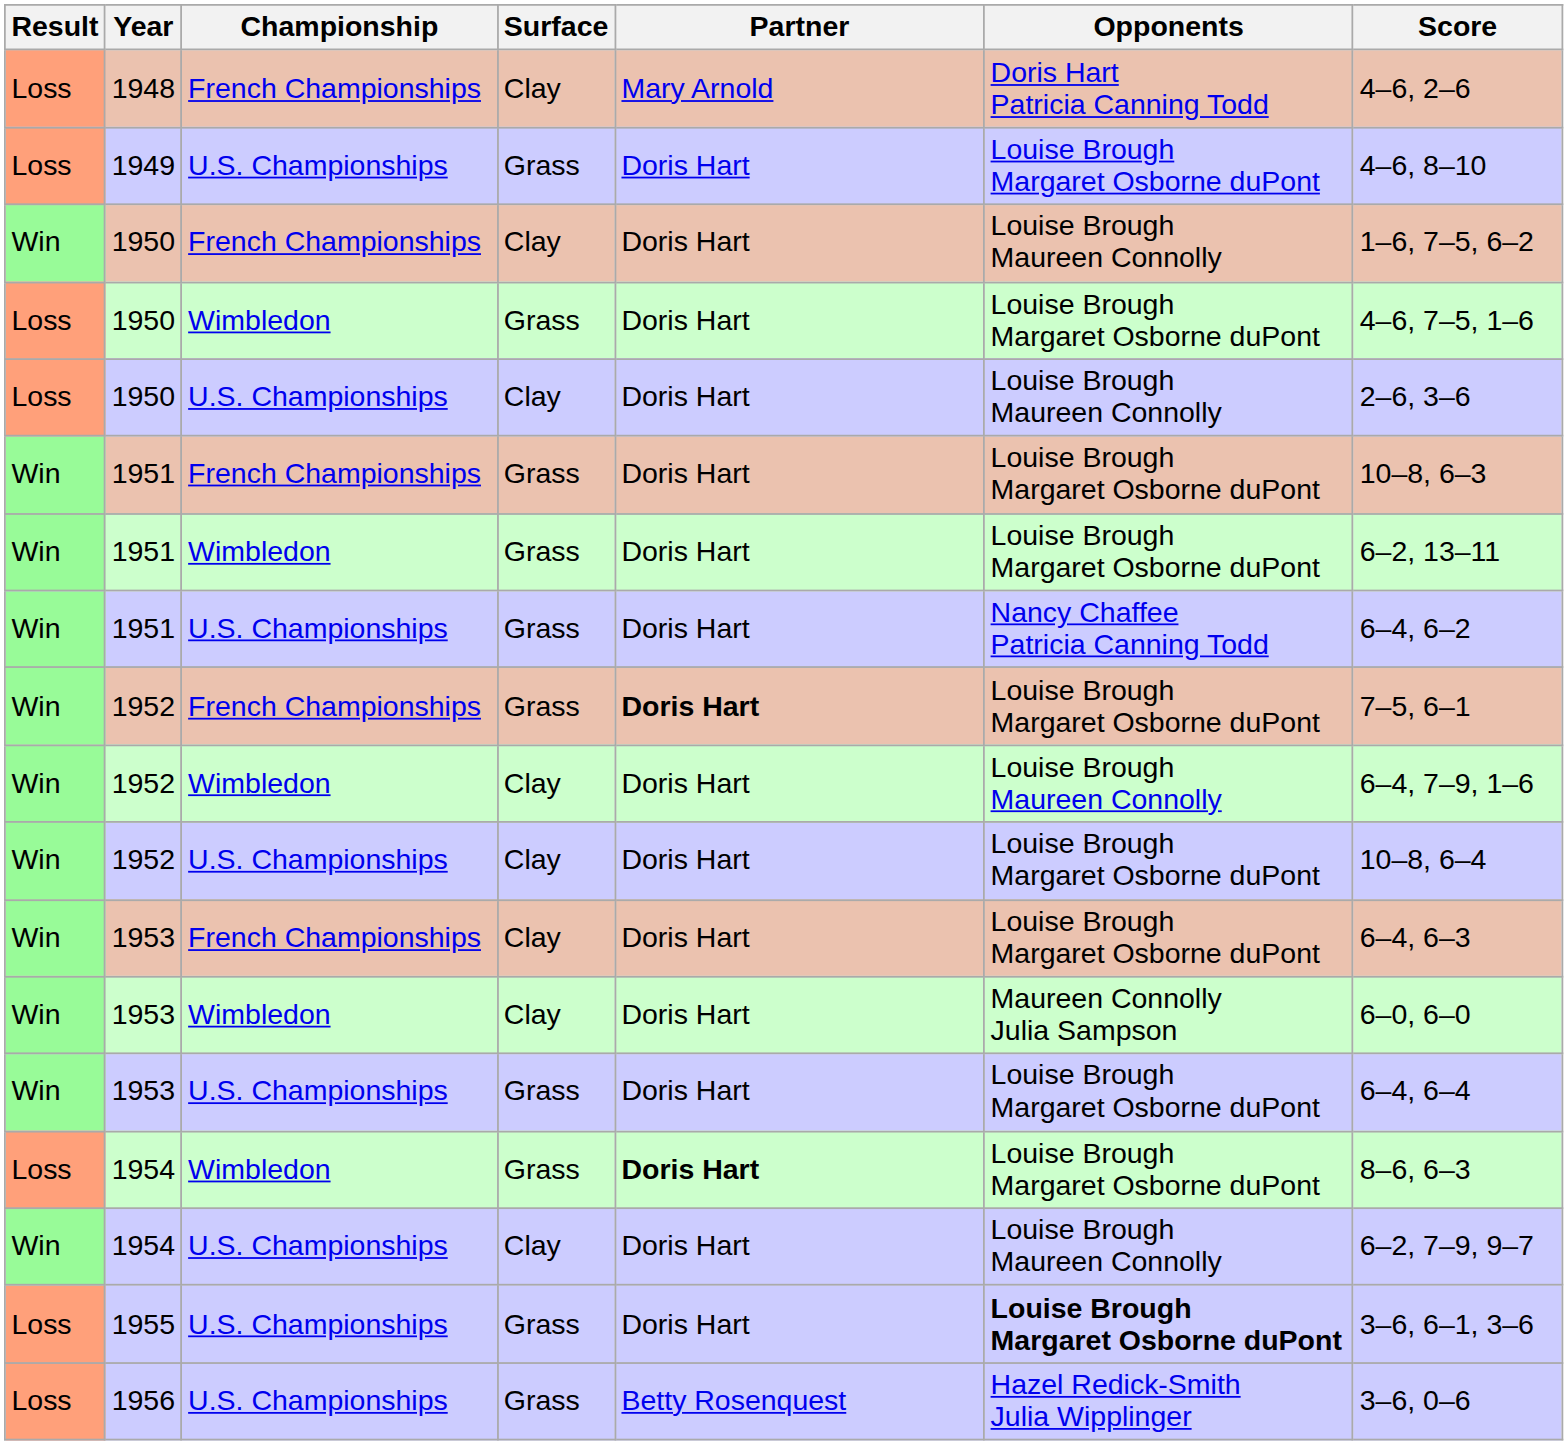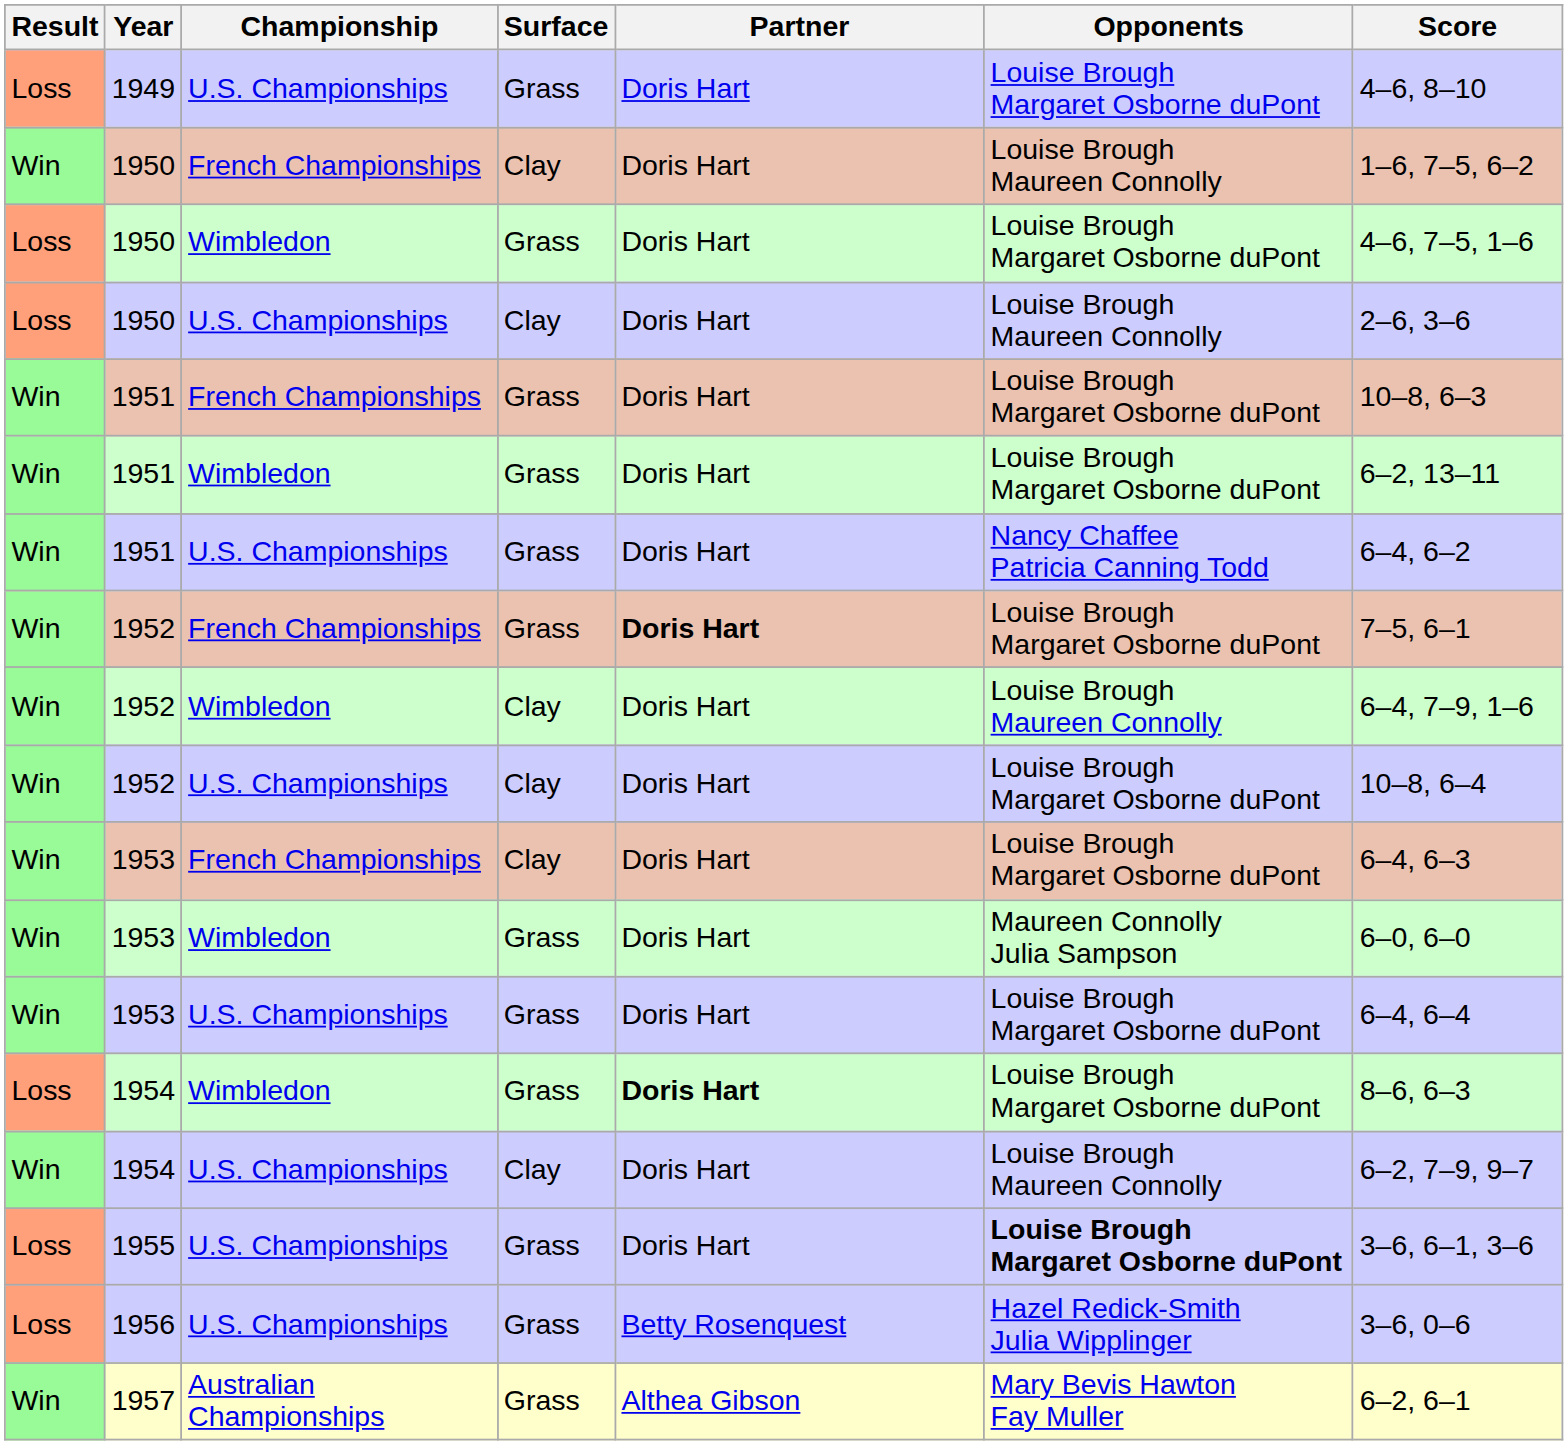- row: (143, 88)
(532, 1014) Clay -> (542, 937) Grass
+ row: (143, 1400)
